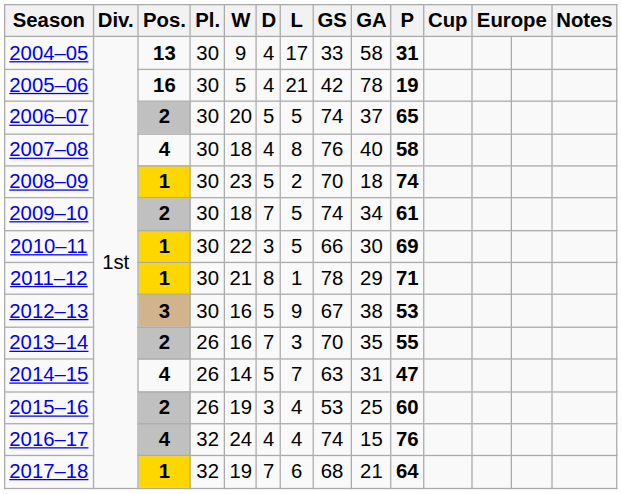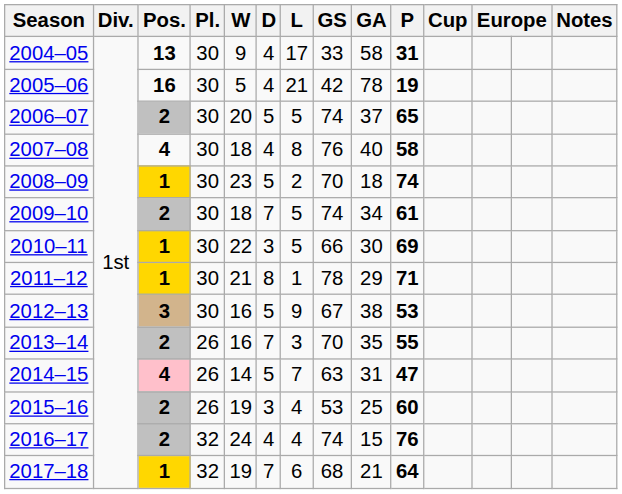(164, 375) no background -> (164, 375) pink background
(164, 439) 4 -> (164, 439) 2
